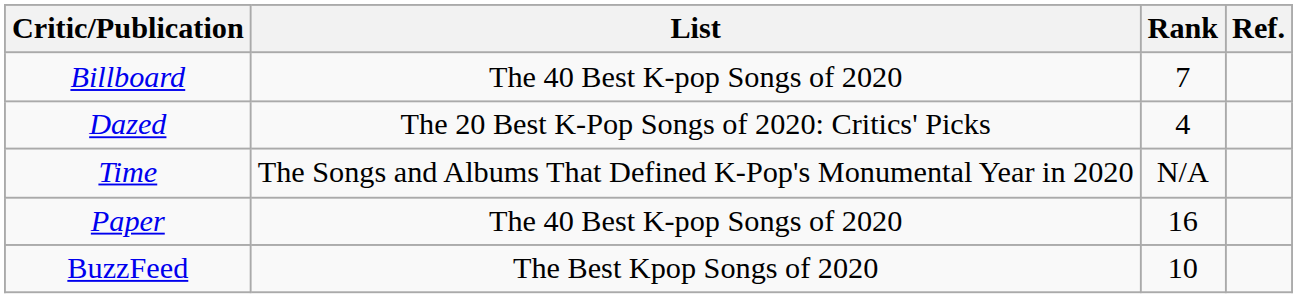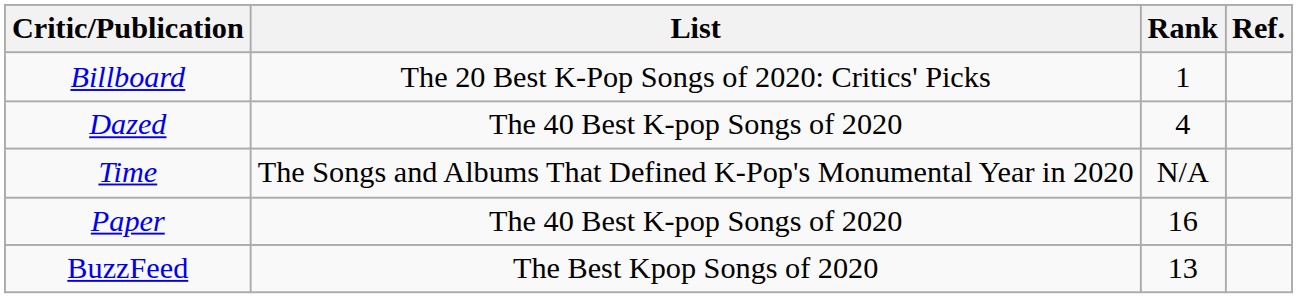(696, 76) The 40 Best K-pop Songs of 2020 -> (696, 76) The 20 Best K-Pop Songs of 2020: Critics' Picks
(1183, 76) 7 -> (1183, 76) 1
(696, 124) The 20 Best K-Pop Songs of 2020: Critics' Picks -> (696, 124) The 40 Best K-pop Songs of 2020
(1183, 268) 10 -> (1183, 268) 13
